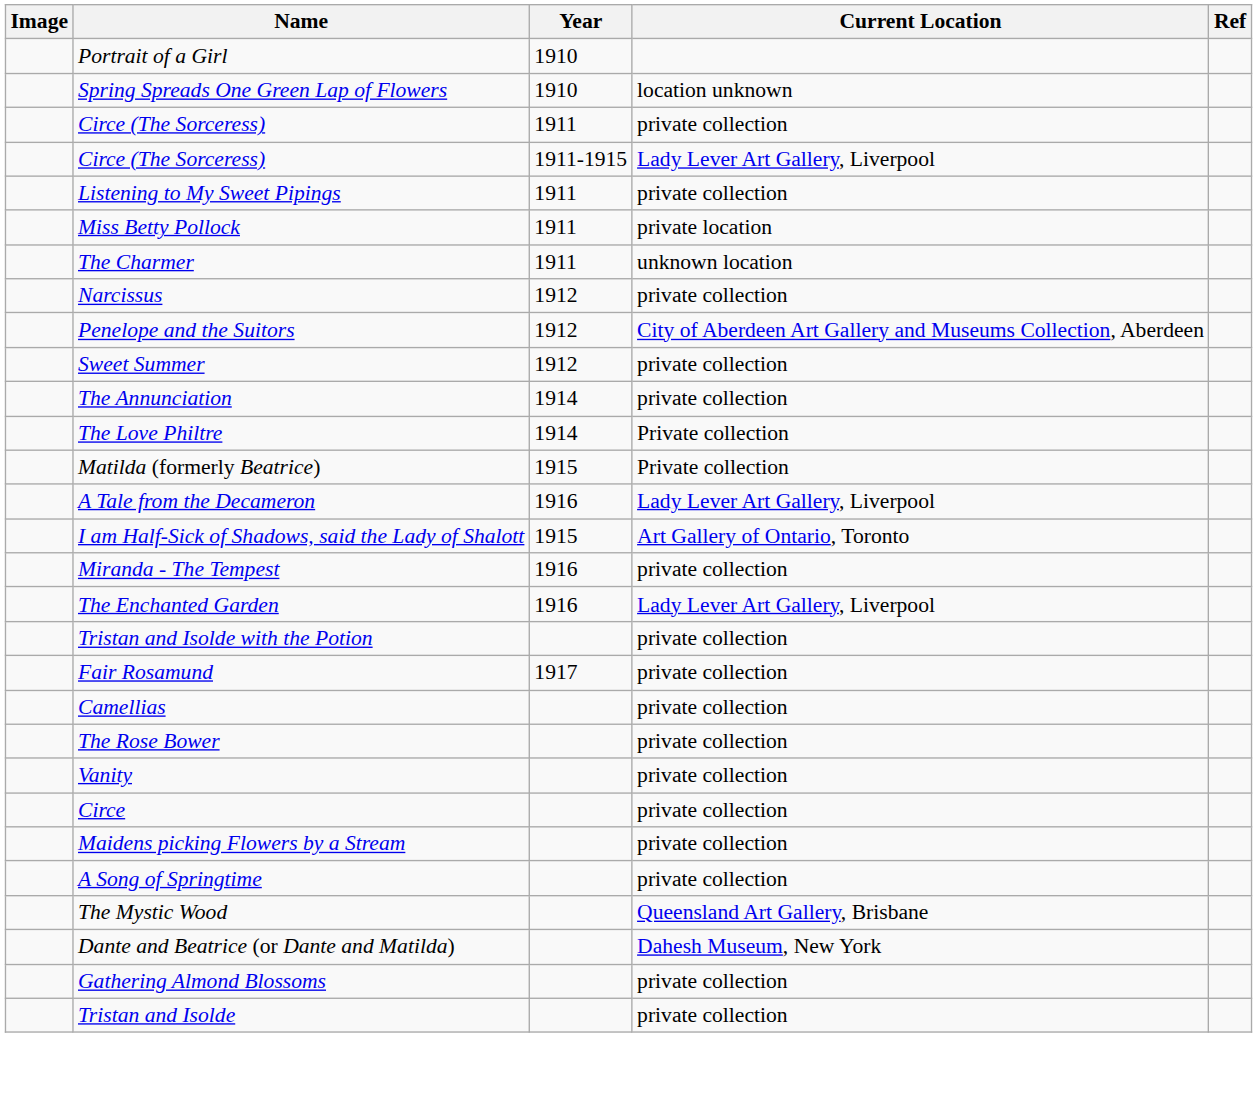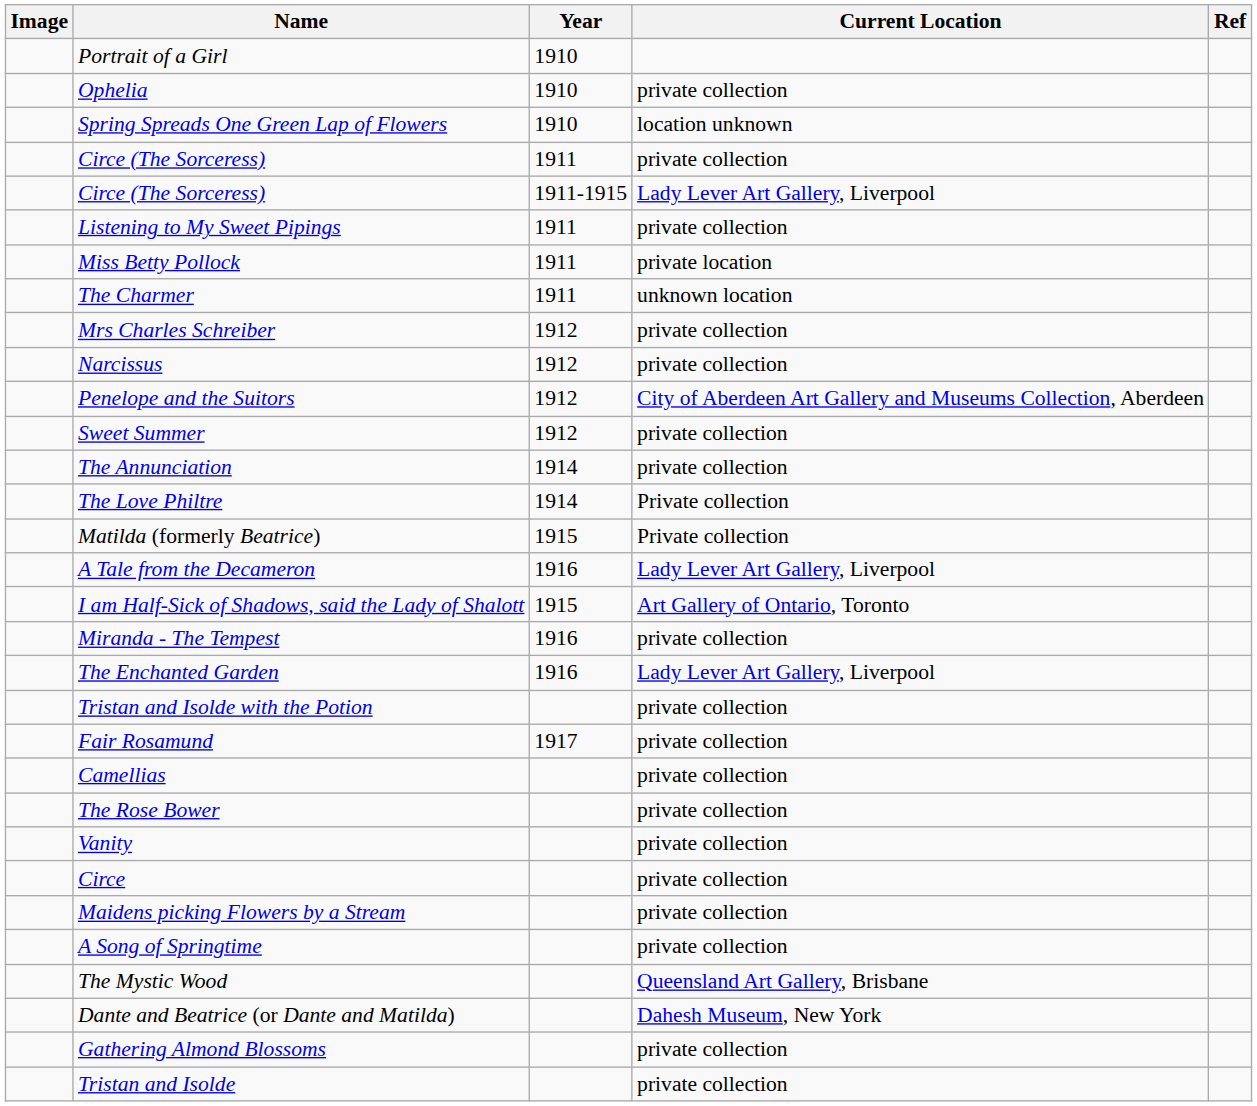+ row: (113, 90)
+ row: (177, 329)
